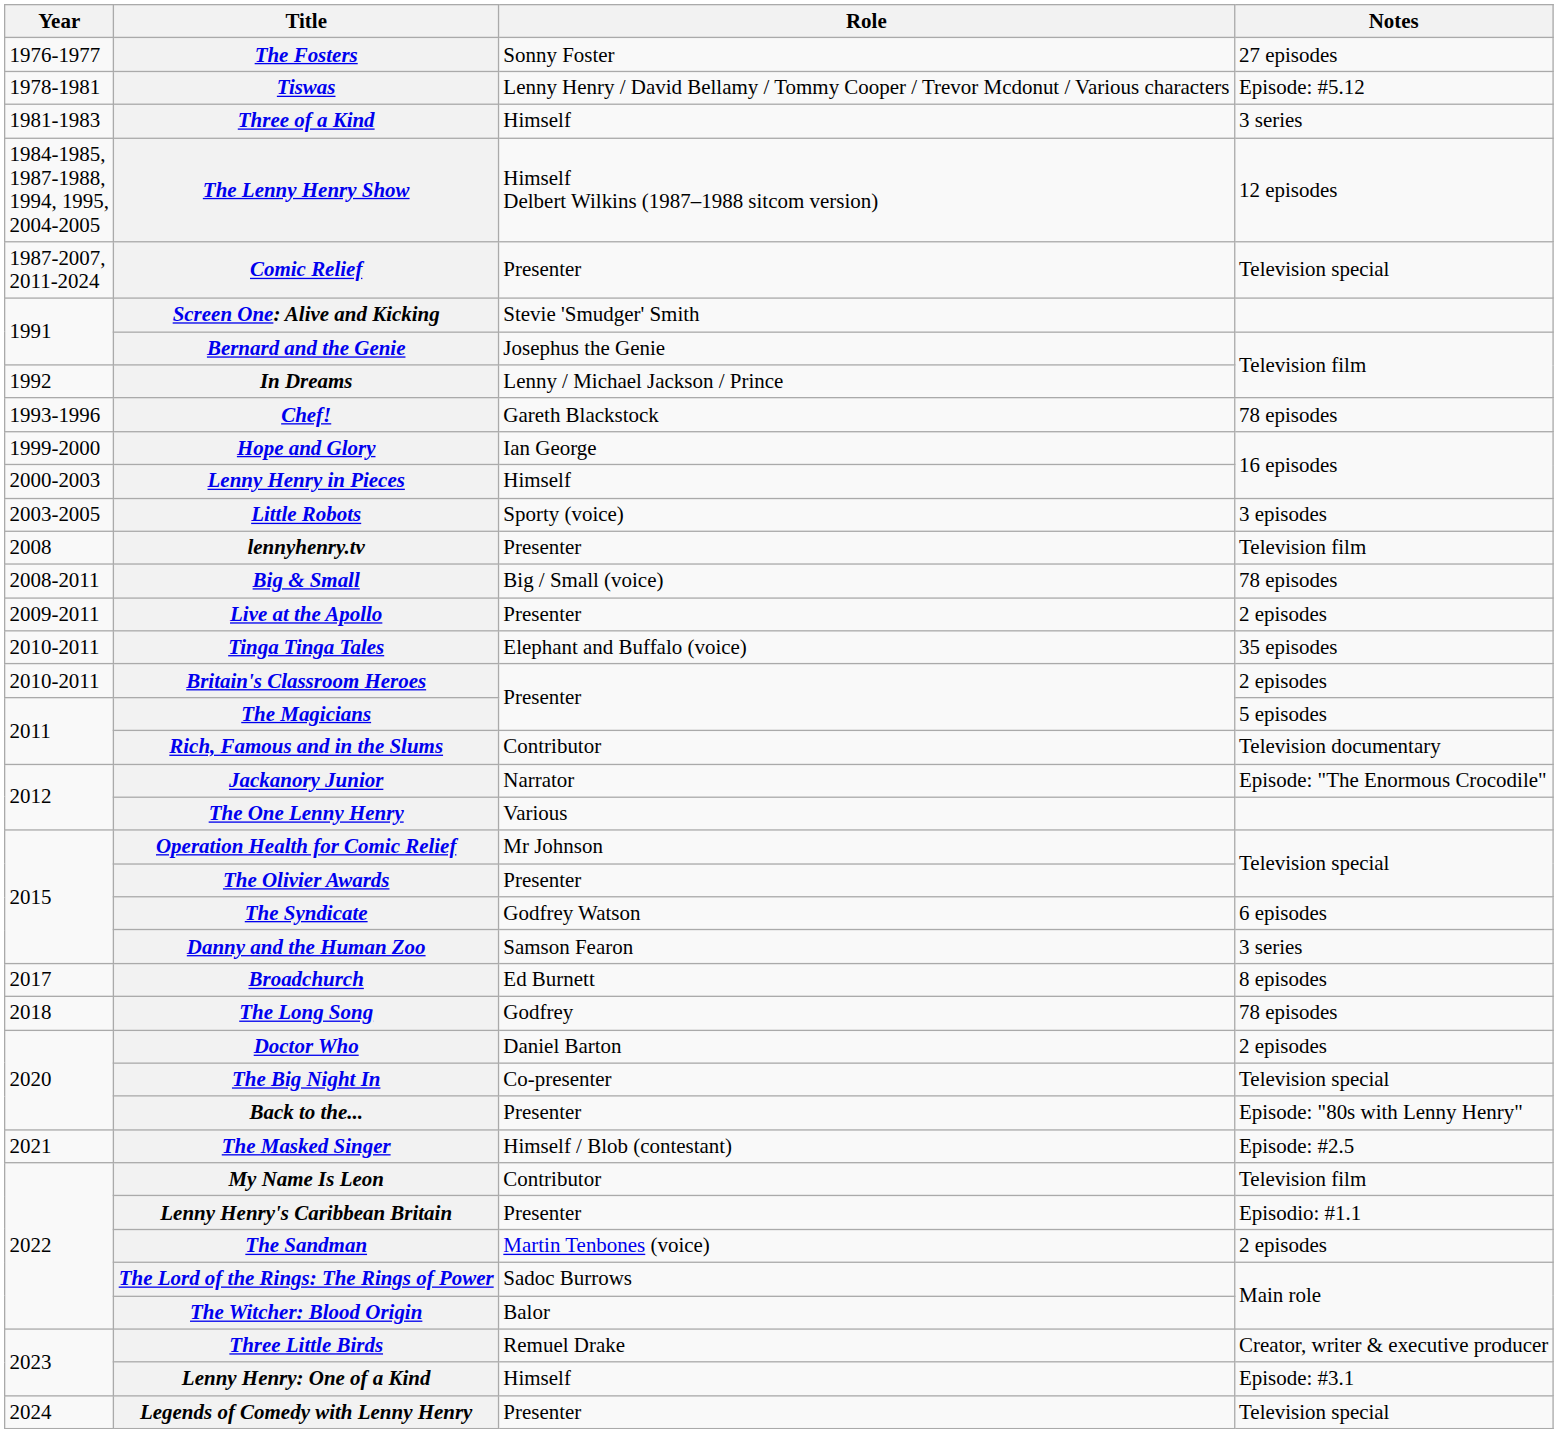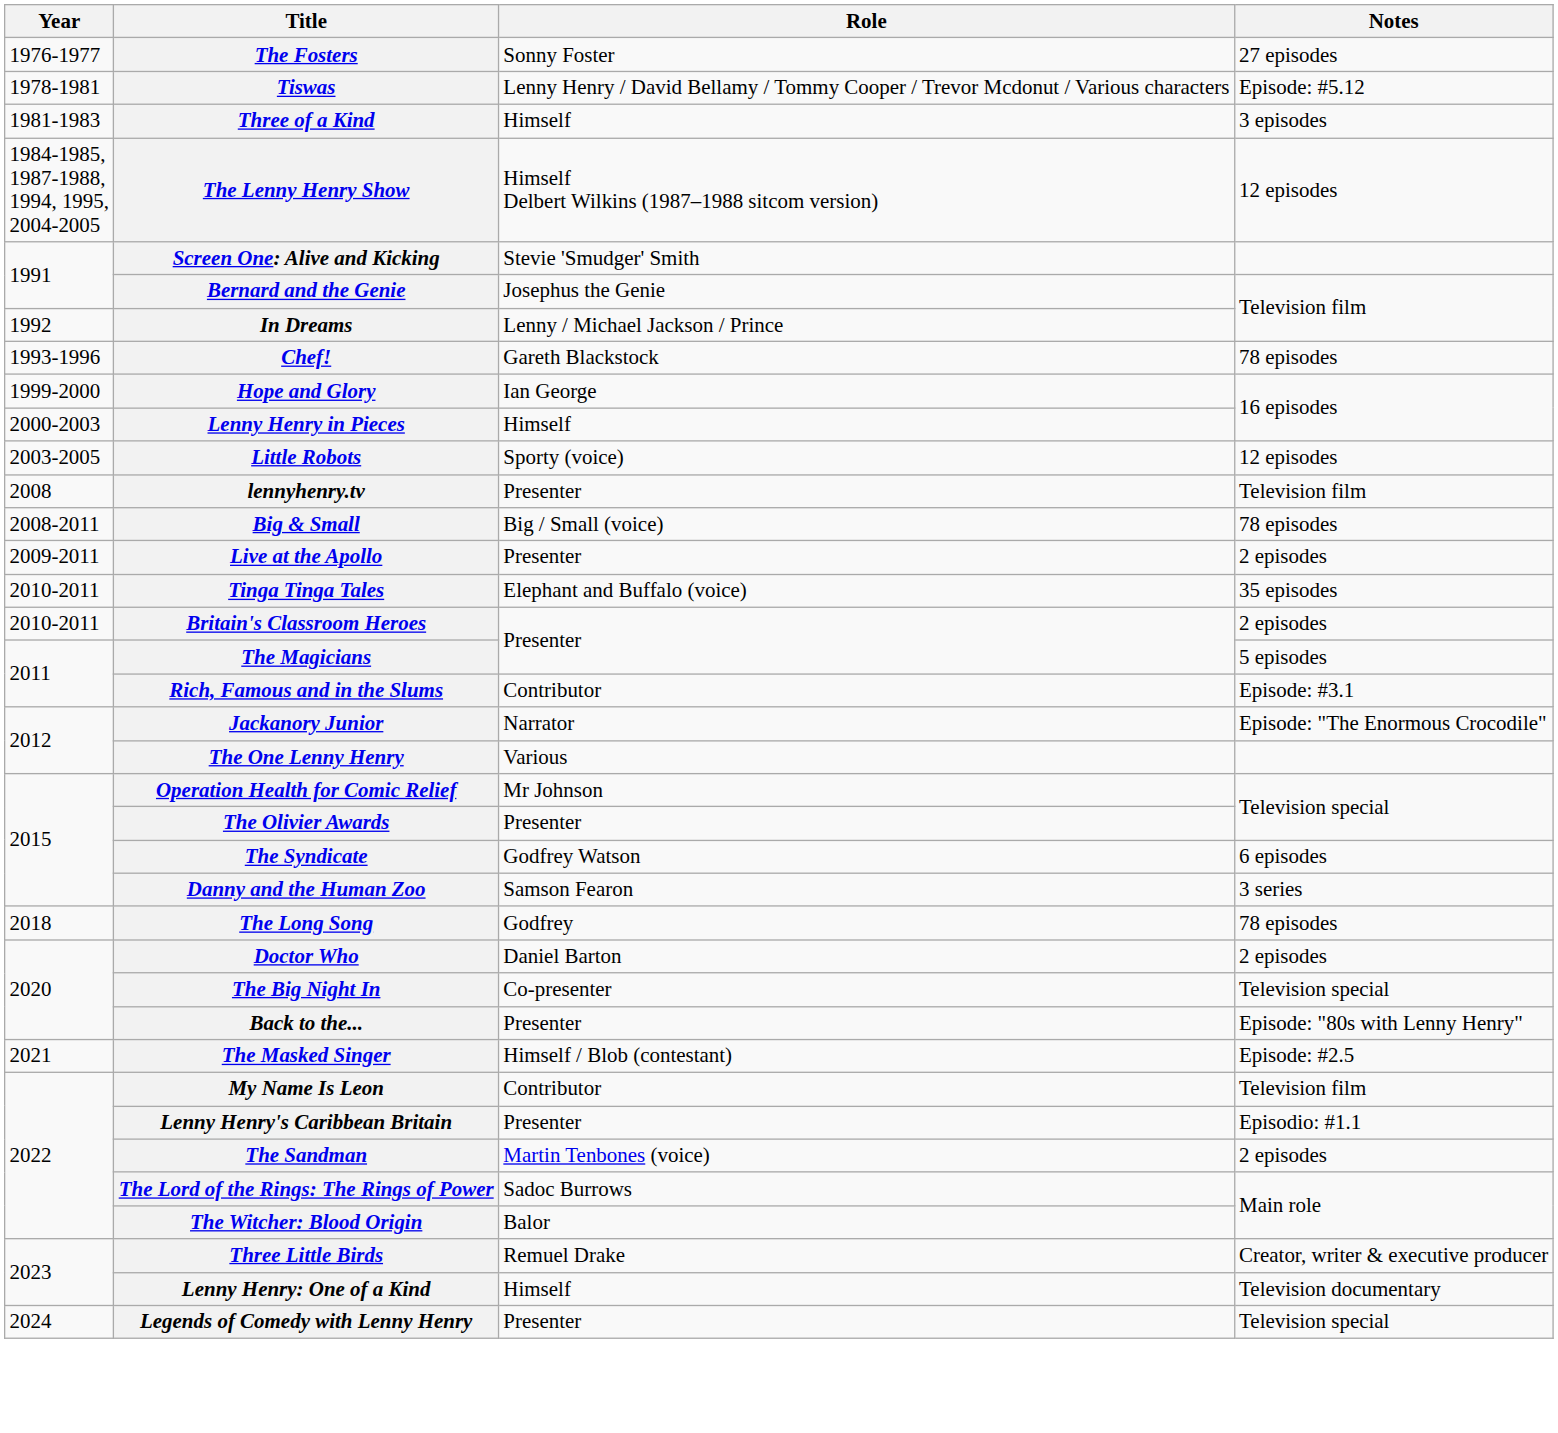(1271, 120) 3 series -> (1283, 120) 3 episodes
- row: (306, 269)
(1283, 514) 3 episodes -> (1288, 457) 12 episodes
(1340, 747) Television documentary -> (1297, 690) Episode: #3.1
- row: (306, 979)
(1297, 1378) Episode: #3.1 -> (1340, 1288) Television documentary
